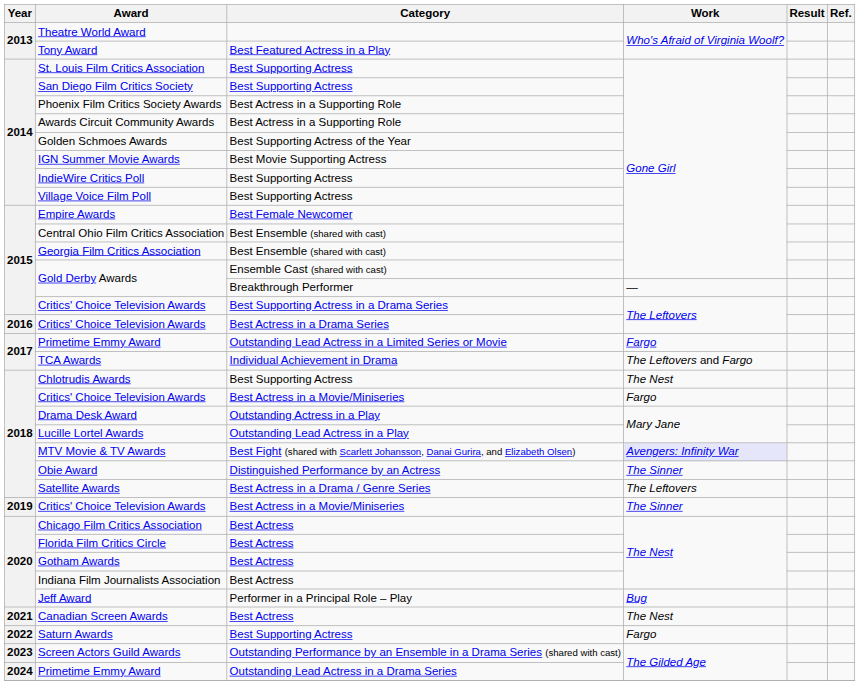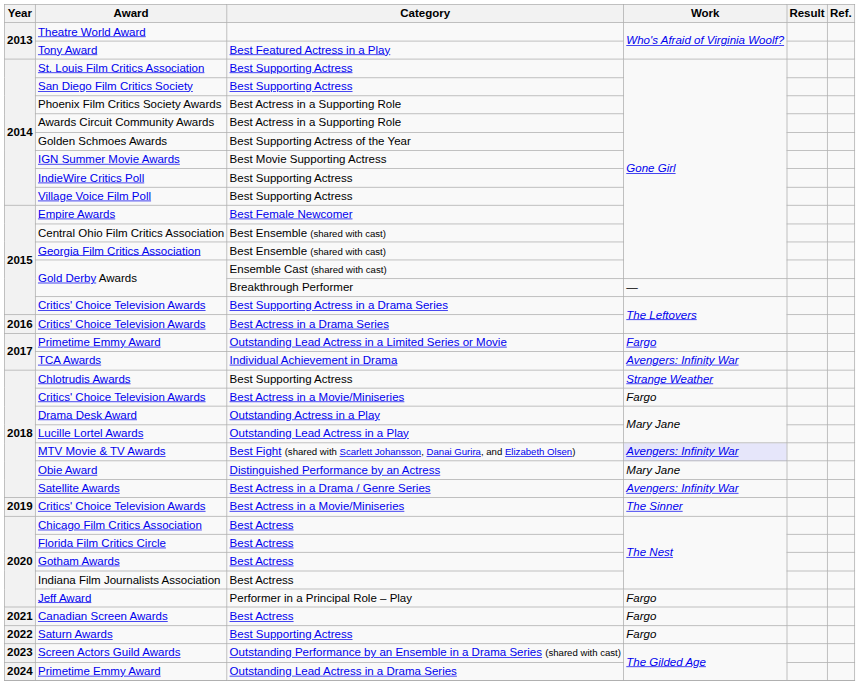(689, 360) The Leftovers and Fargo -> (682, 360) Avengers: Infinity War
(650, 379) The Nest -> (670, 379) Strange Weather
(654, 470) The Sinner -> (653, 470) Mary Jane
(662, 488) The Leftovers -> (682, 488) Avengers: Infinity War
(637, 598) Bug -> (641, 598) Fargo
(650, 616) The Nest -> (641, 616) Fargo
